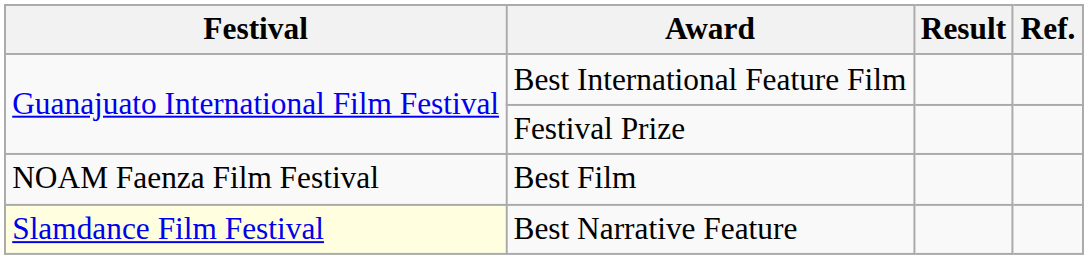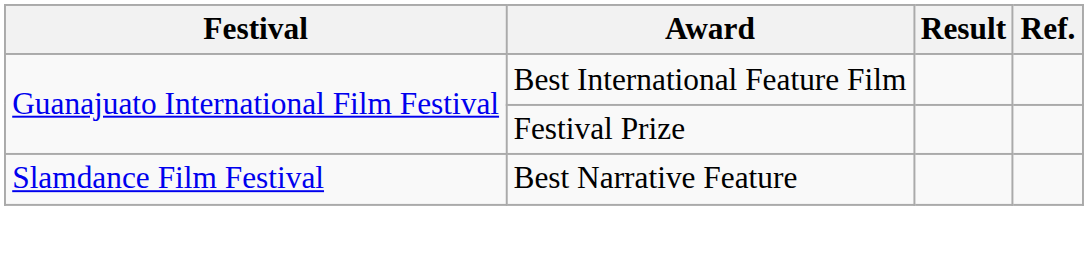- row: (575, 178)
(168, 228) lightyellow background -> (168, 178) no background
